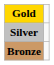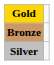rows swapped: (24, 31) <-> (24, 50)
